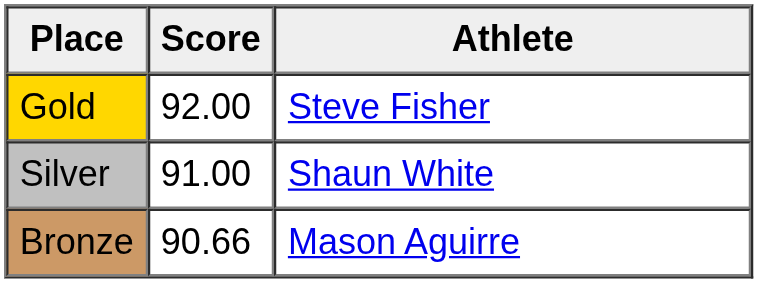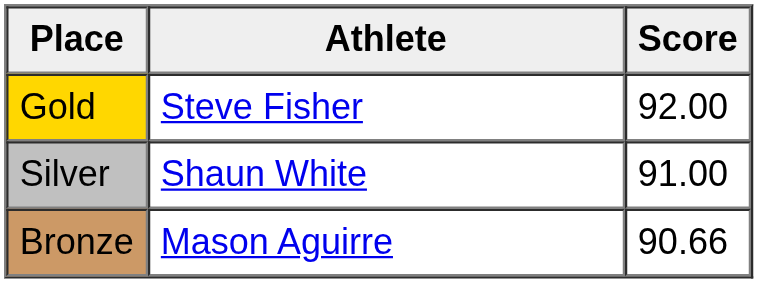columns swapped: (513, 39) <-> (211, 39)
